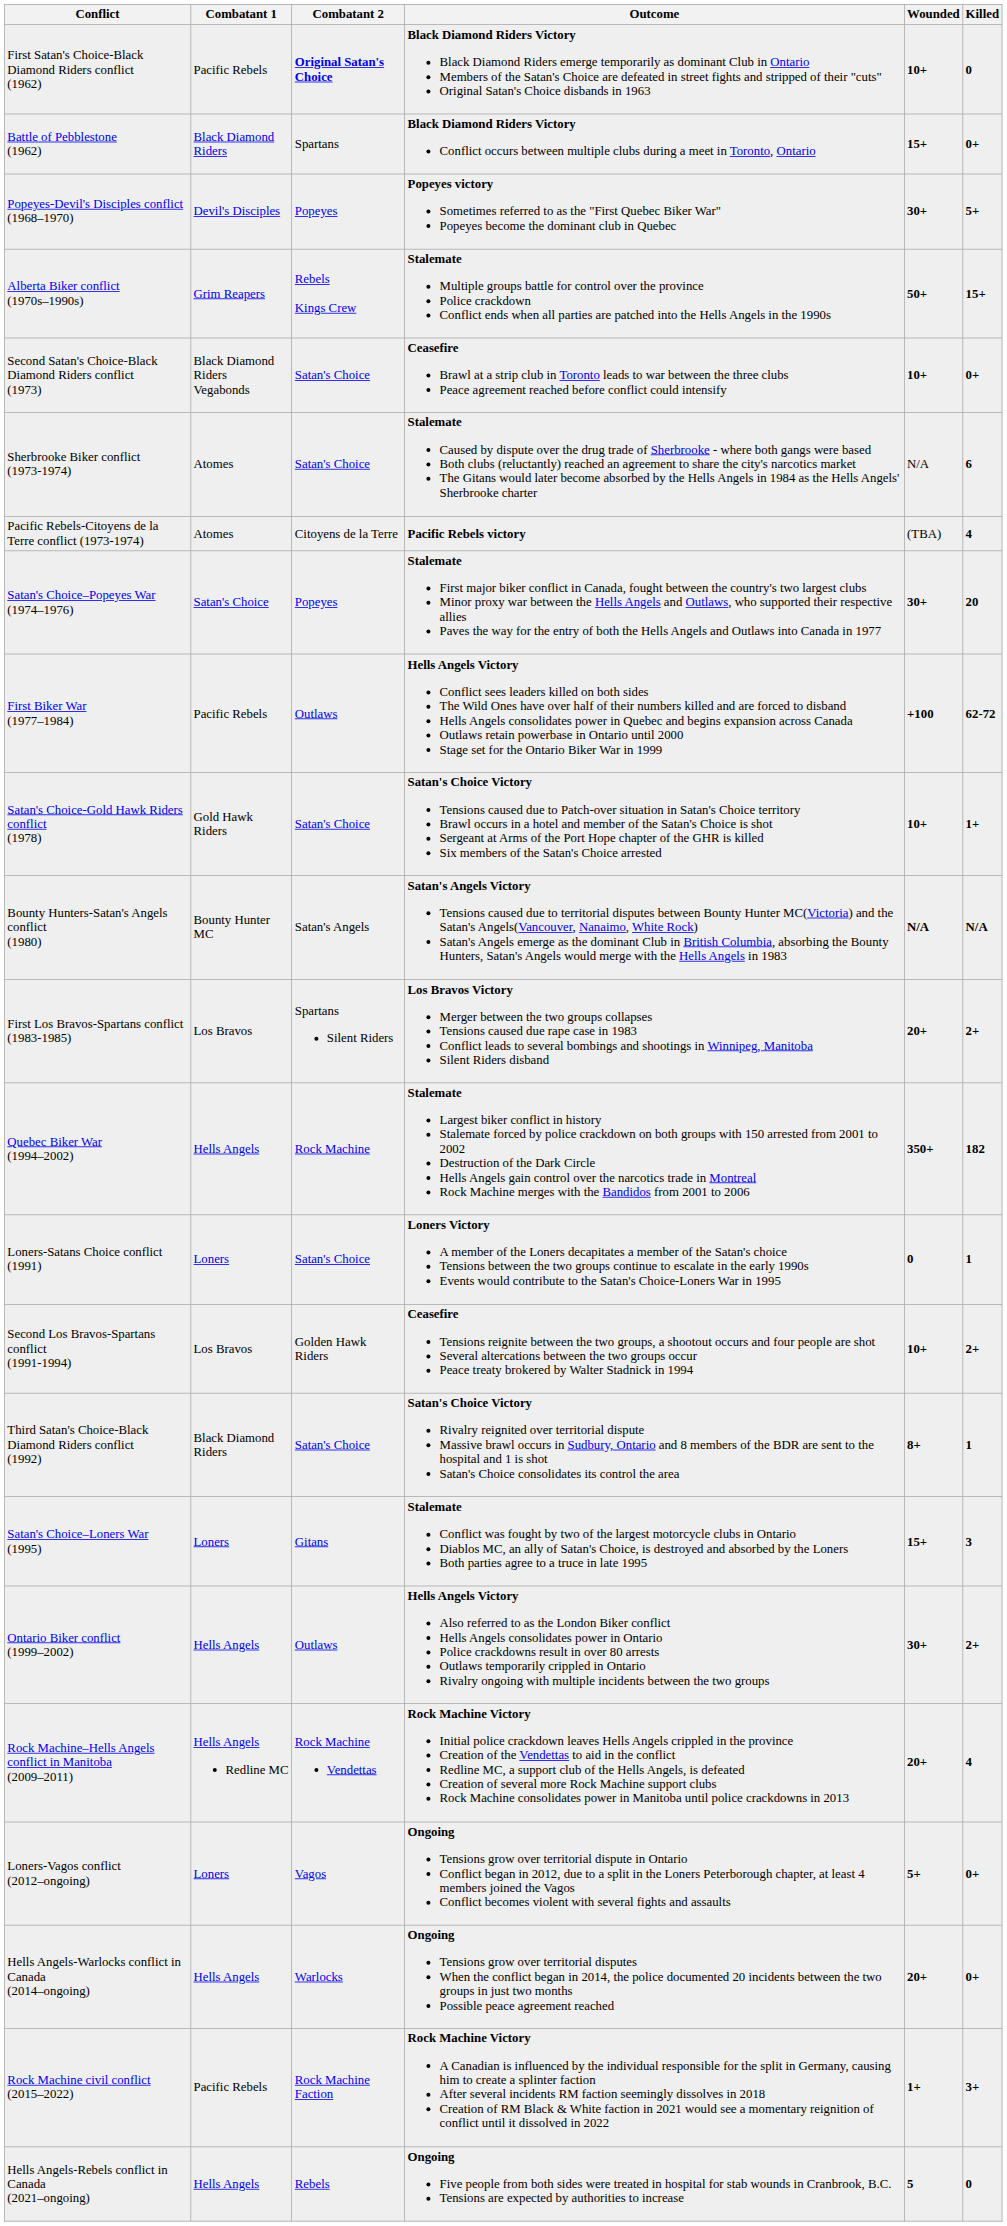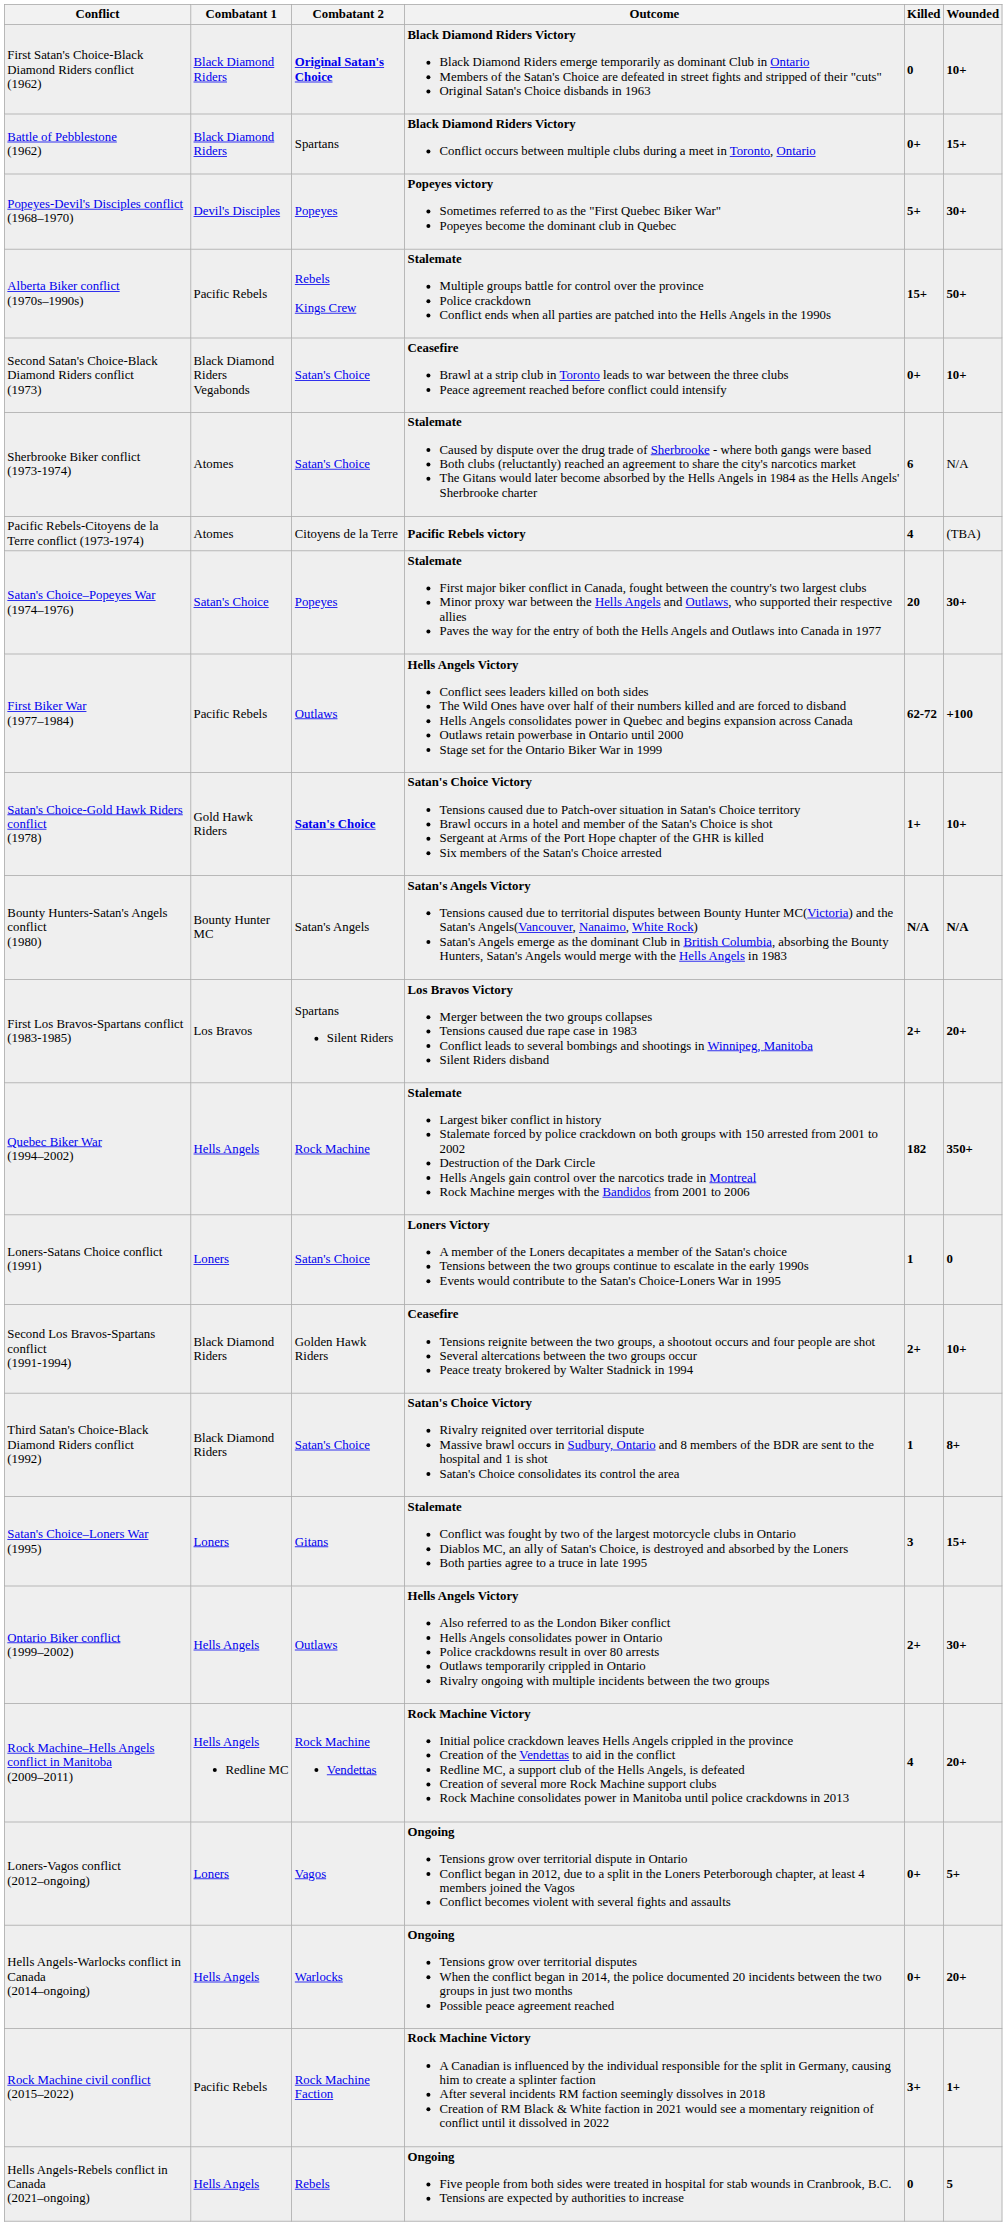columns swapped: (982, 14) <-> (933, 14)
(230, 69) Pacific Rebels -> (234, 69) Black Diamond Riders
(229, 293) Grim Reapers -> (230, 293) Pacific Rebels
(332, 824) normal -> (335, 824) bold
(223, 1348) Los Bravos -> (234, 1348) Black Diamond Riders
